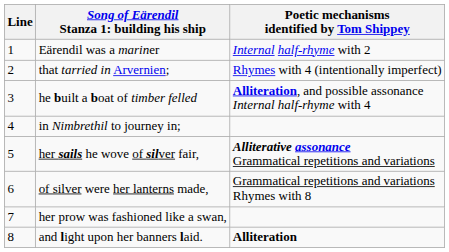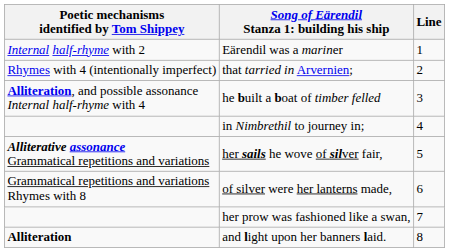columns swapped: (20, 22) <-> (337, 22)
